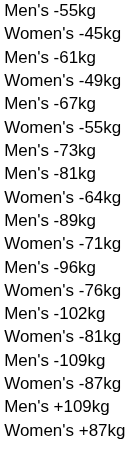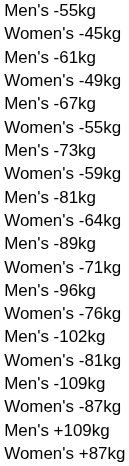+ row: (63, 173)
